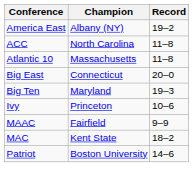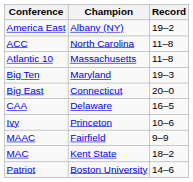rows swapped: (25, 75) <-> (23, 91)
+ row: (17, 106)
